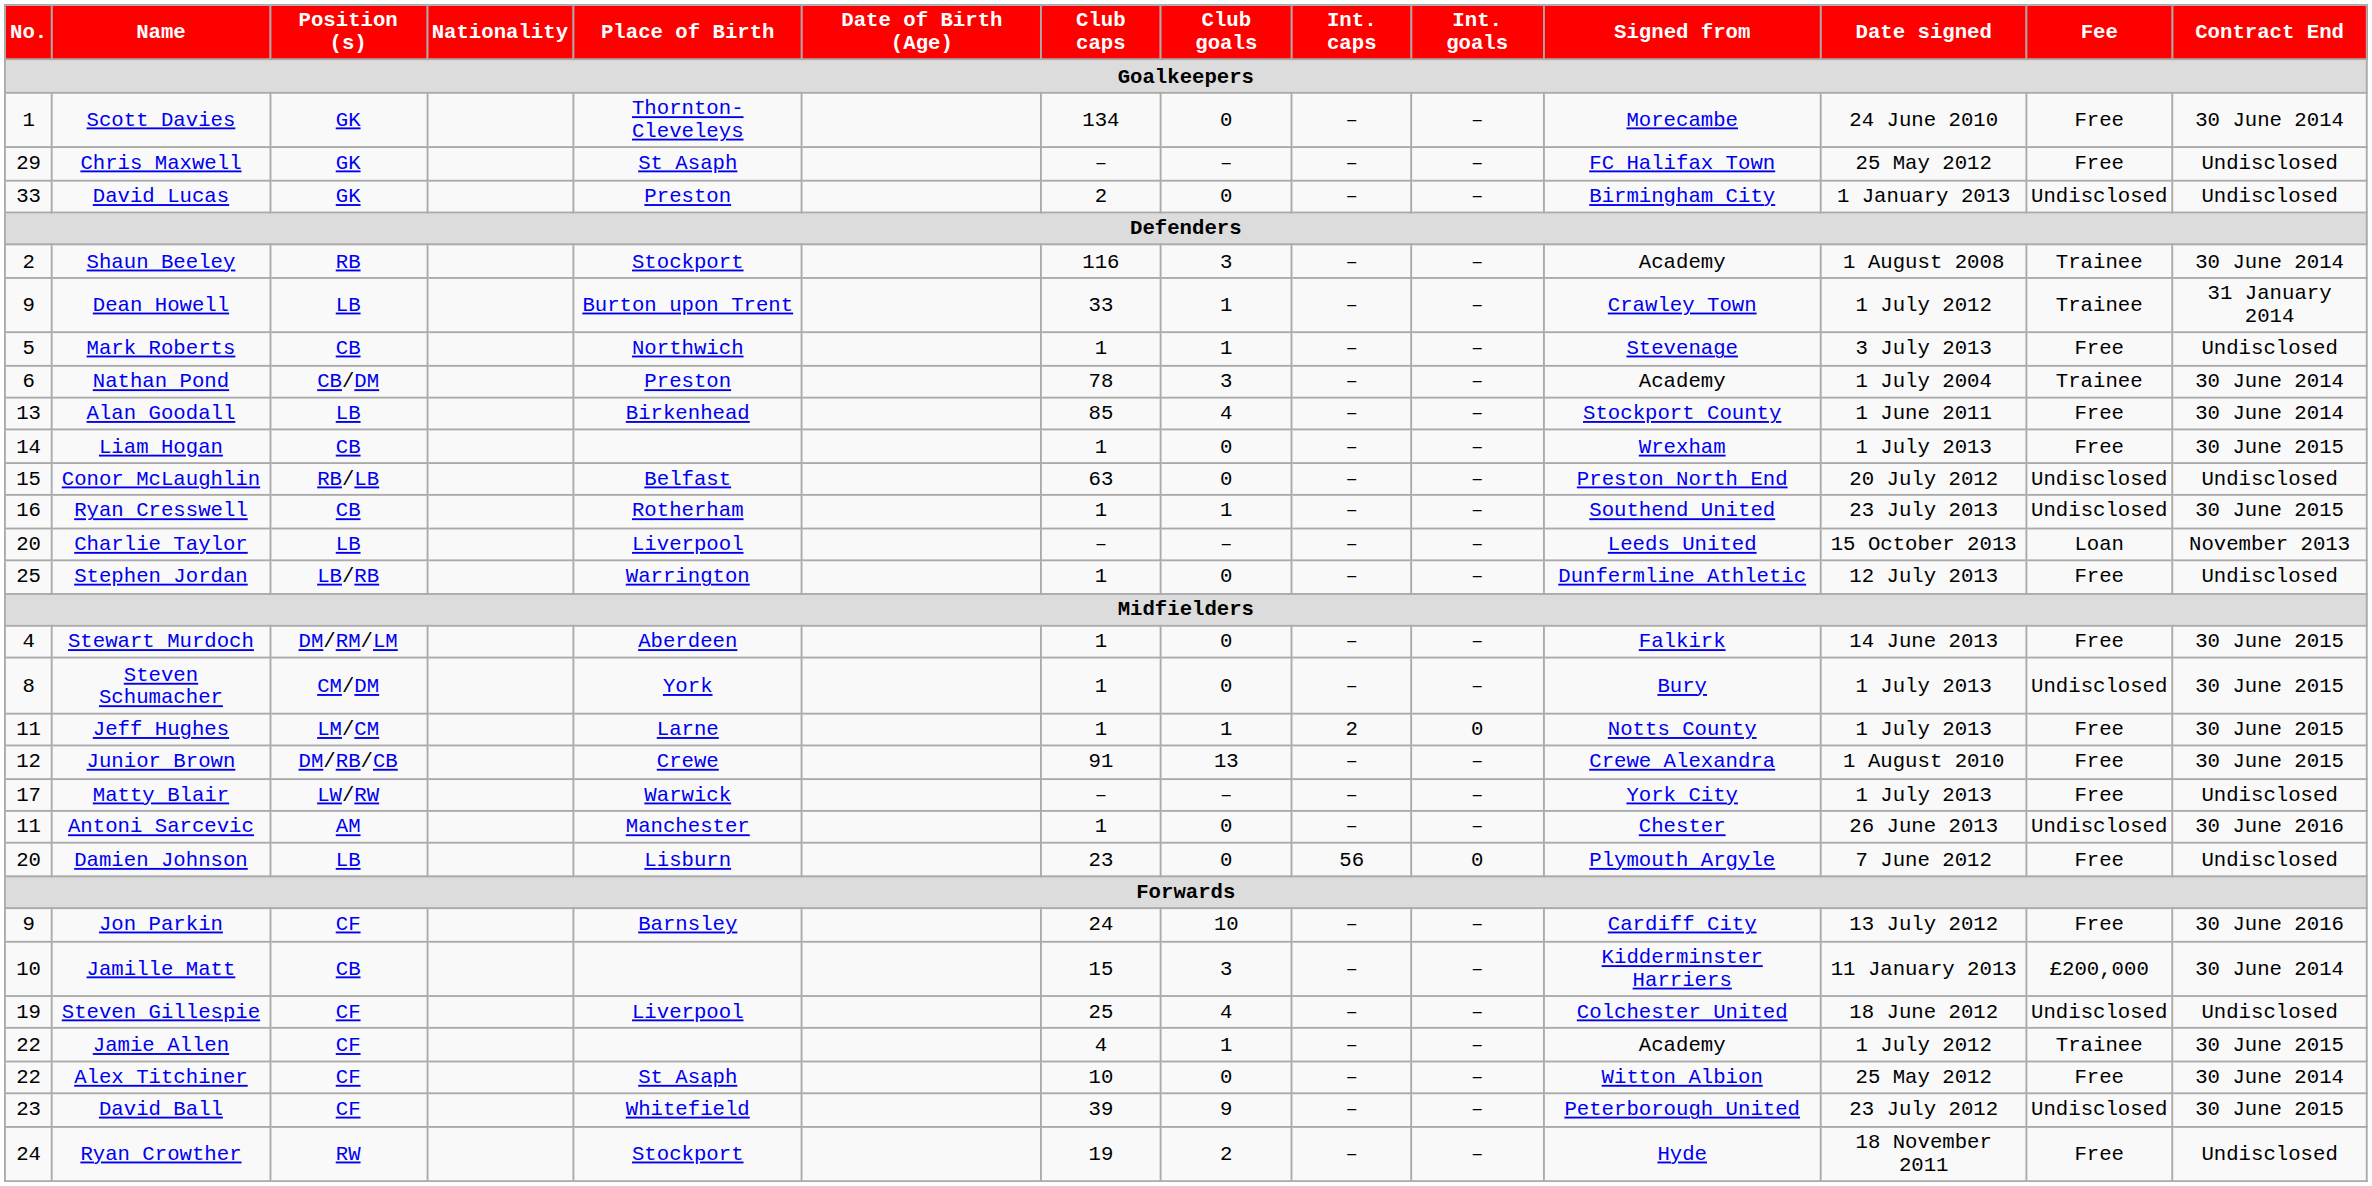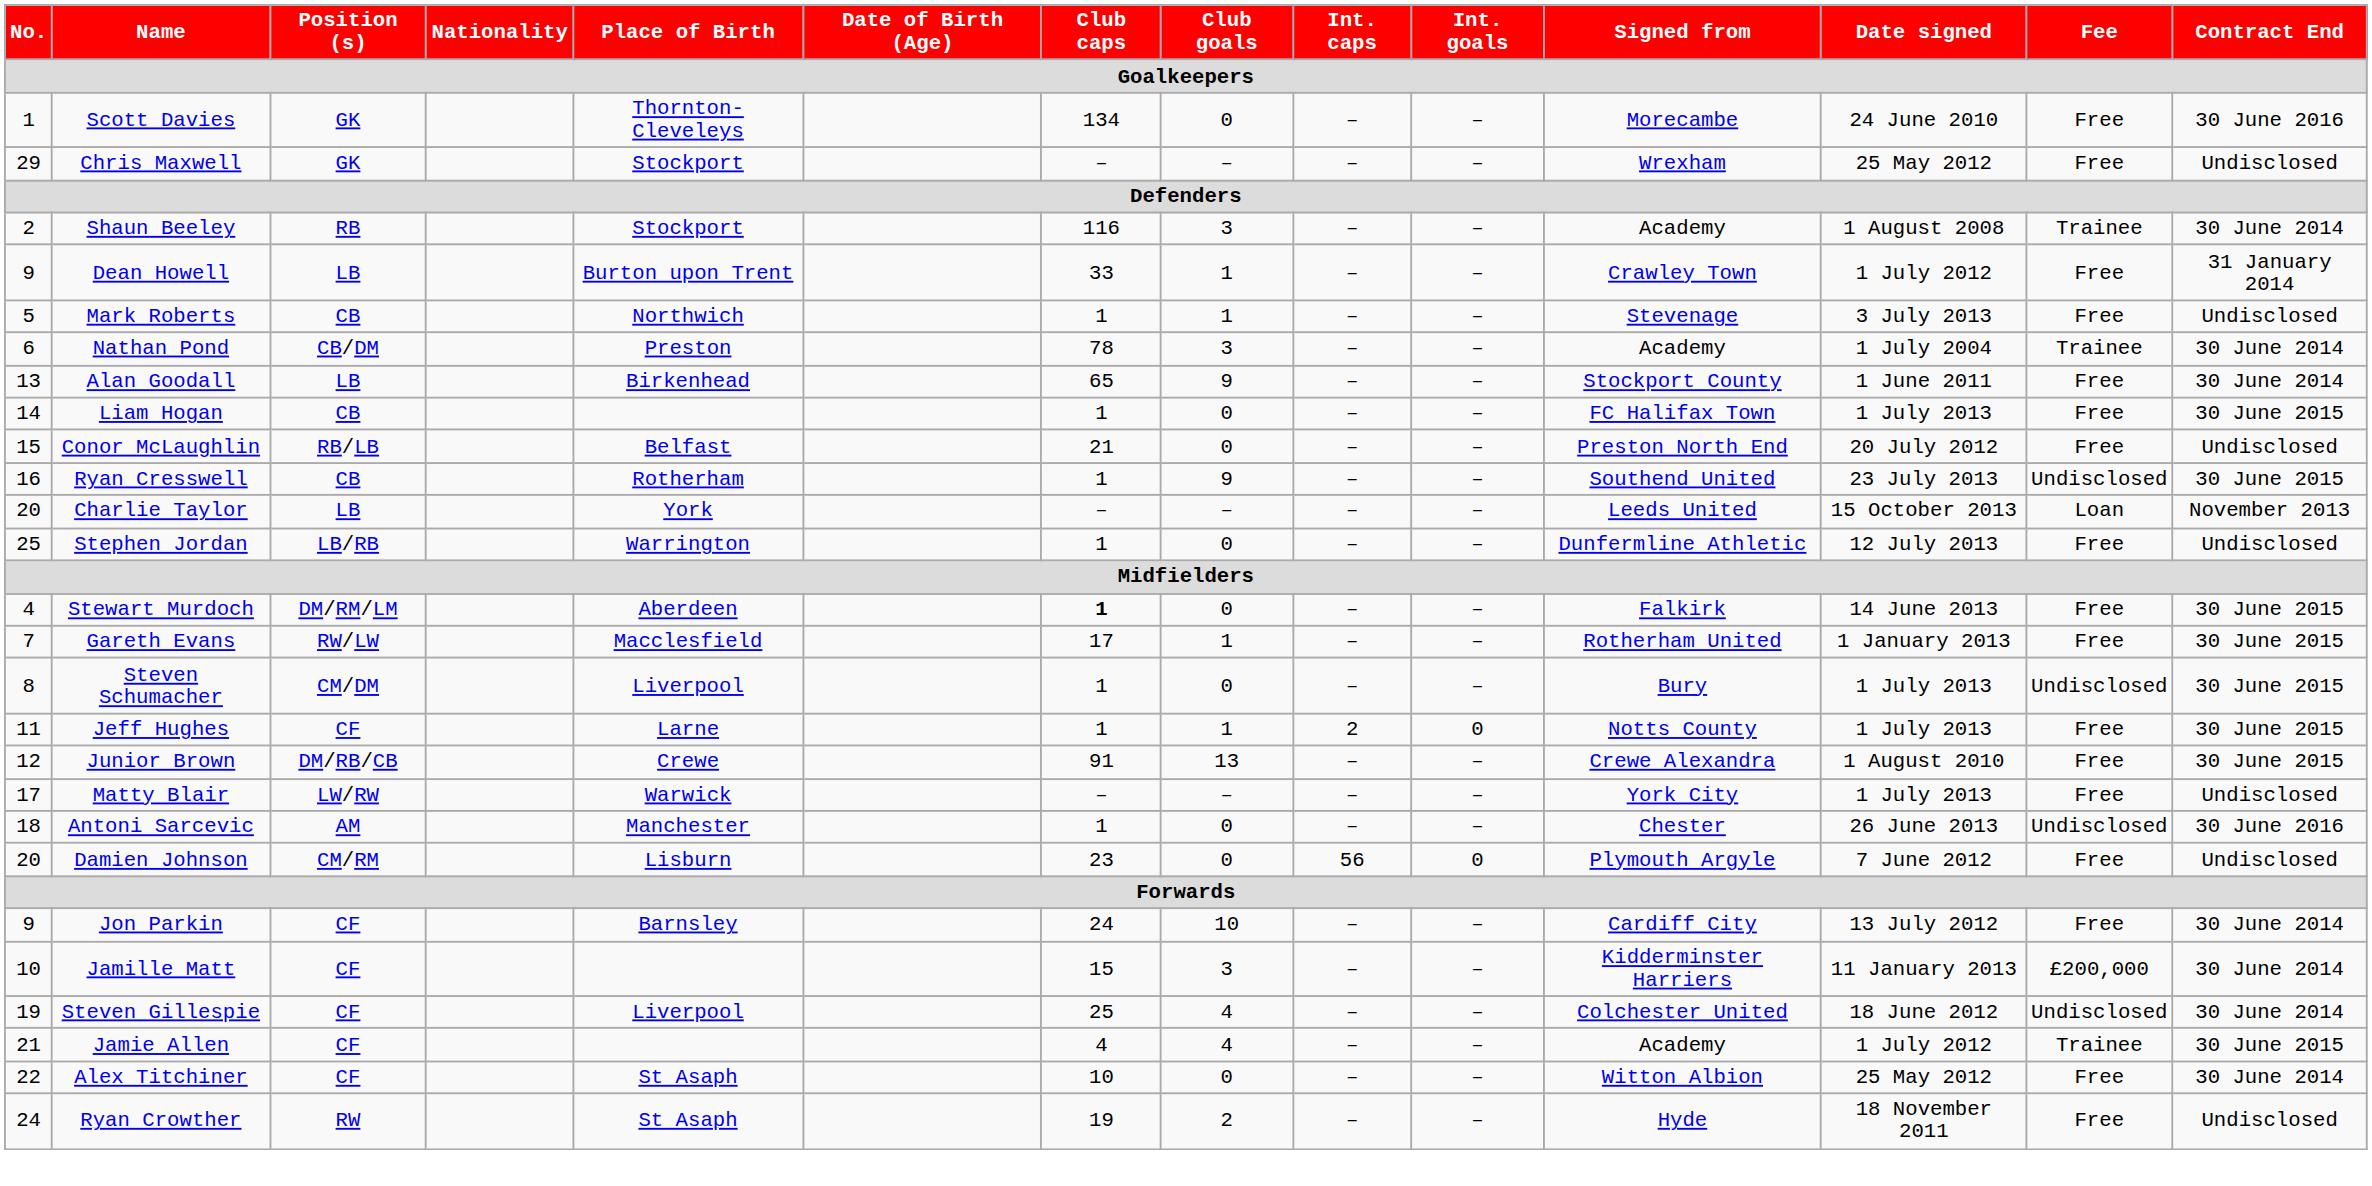(2270, 120) 30 June 2014 -> (2270, 120) 30 June 2016
(688, 164) St Asaph -> (688, 164) Stockport
(1682, 164) FC Halifax Town -> (1682, 164) Wrexham
- row: (161, 196)
(2099, 305) Trainee -> (2099, 273) Free
(1101, 414) 85 -> (1101, 382) 65
(1226, 414) 4 -> (1227, 382) 9
(1682, 447) Wrexham -> (1682, 414) FC Halifax Town
(1101, 479) 63 -> (1101, 447) 21
(2099, 479) Undisclosed -> (2099, 447) Free
(1226, 512) 1 -> (1227, 479) 9
(688, 544) Liverpool -> (688, 512) York
(1101, 642) normal -> (1101, 609) bold
+ row: (161, 642)
(688, 686) York -> (688, 686) Liverpool
(348, 729) LM/CM -> (348, 729) CF
(29, 827) 11 -> (29, 827) 18
(348, 860) LB -> (348, 860) CM/RM
(2270, 925) 30 June 2016 -> (2270, 925) 30 June 2014
(348, 969) CB -> (348, 969) CF
(2270, 1012) Undisclosed -> (2270, 1012) 30 June 2014
(29, 1045) 22 -> (29, 1045) 21
(1226, 1045) 1 -> (1227, 1045) 4
- row: (161, 1110)
(688, 1154) Stockport -> (688, 1121) St Asaph
